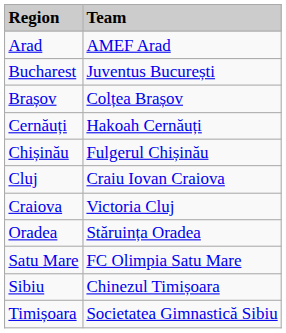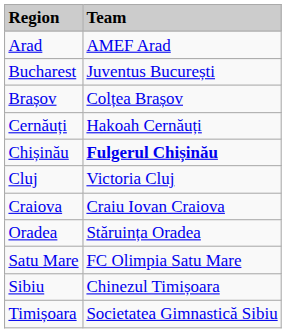(147, 152) normal -> (152, 152) bold
(156, 179) Craiu Iovan Craiova -> (130, 179) Victoria Cluj
(130, 206) Victoria Cluj -> (156, 206) Craiu Iovan Craiova
